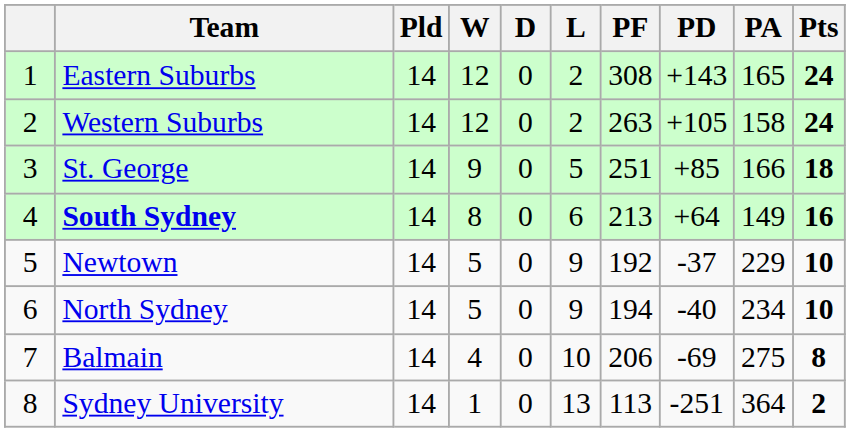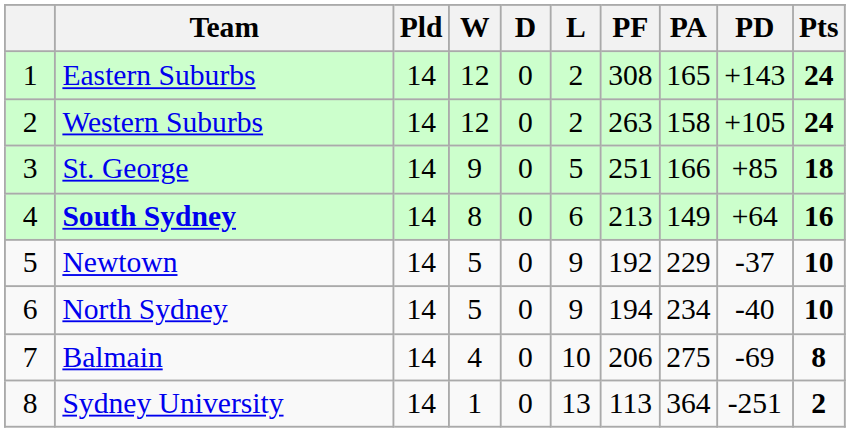columns swapped: (763, 27) <-> (697, 27)
